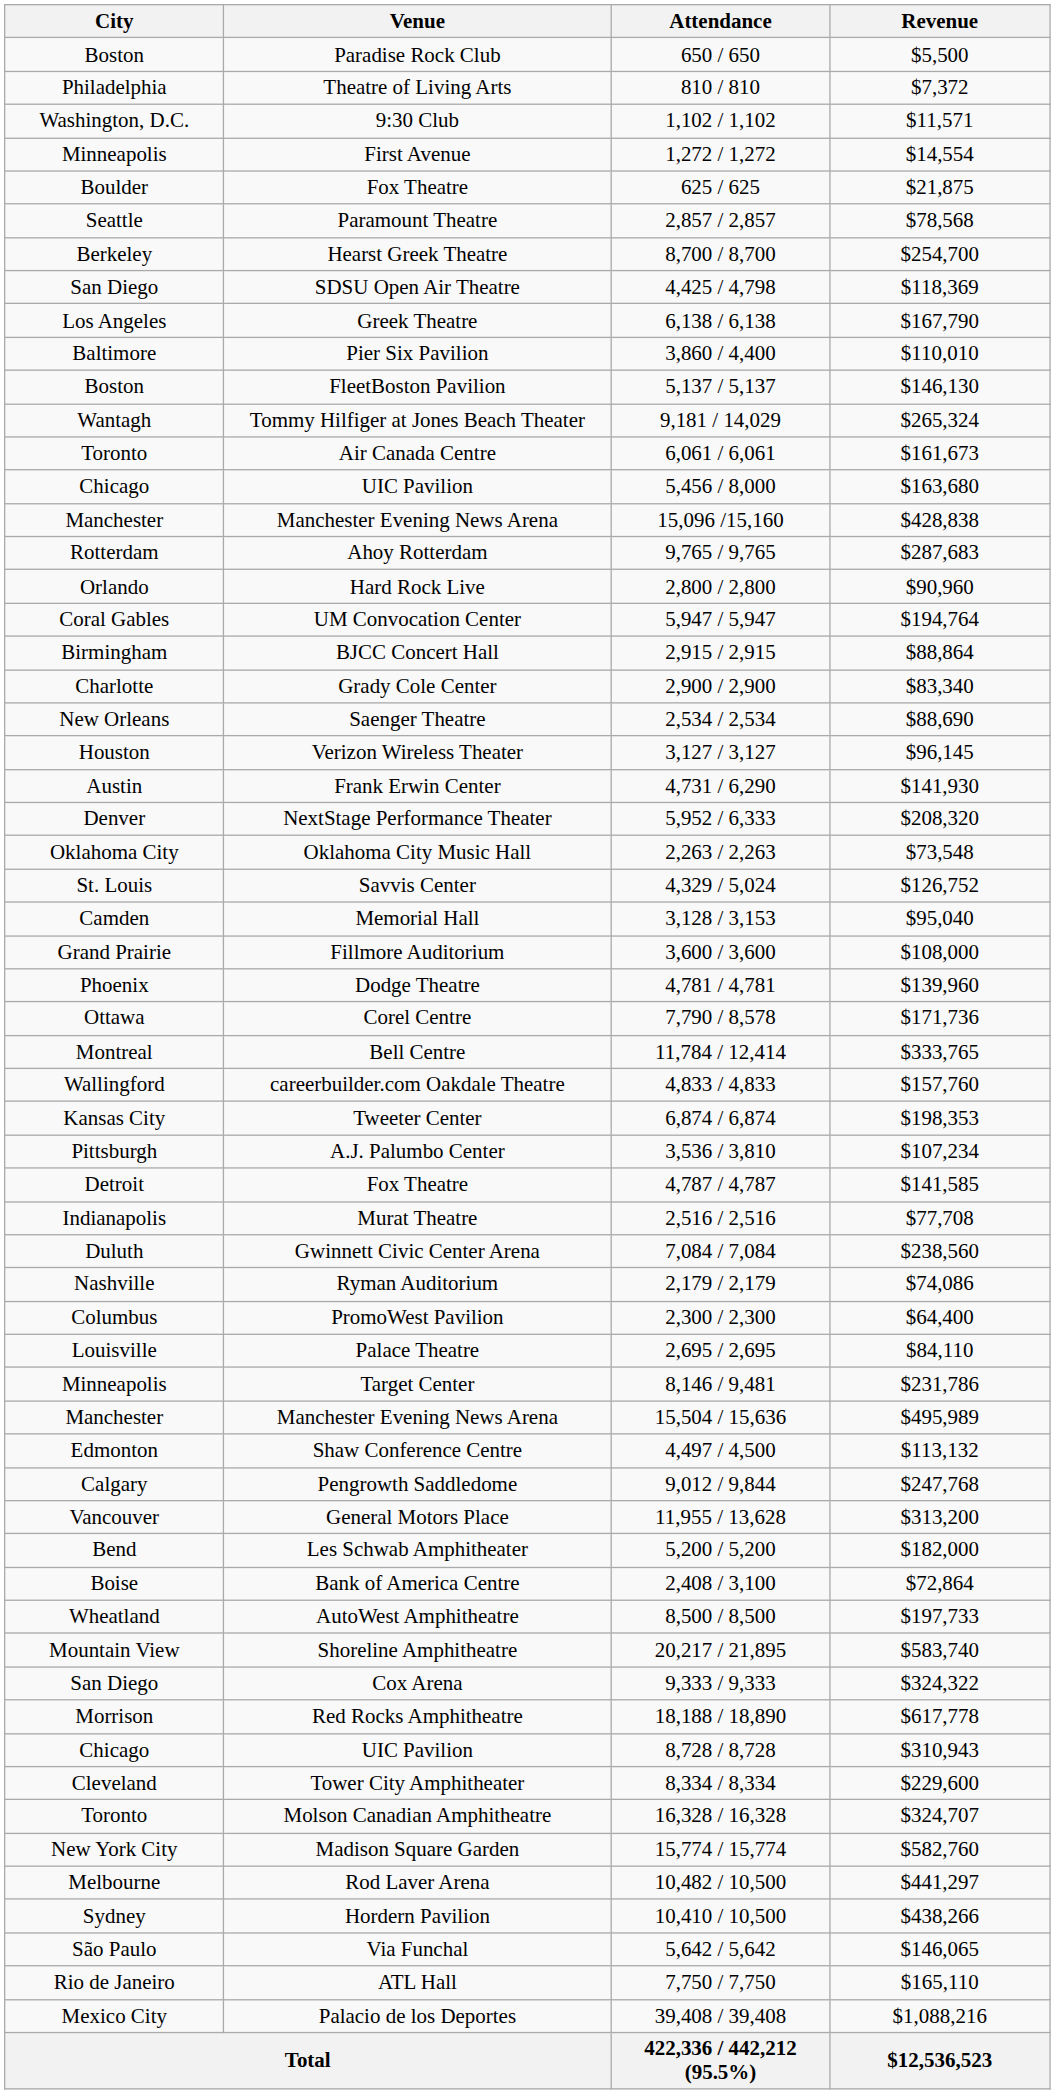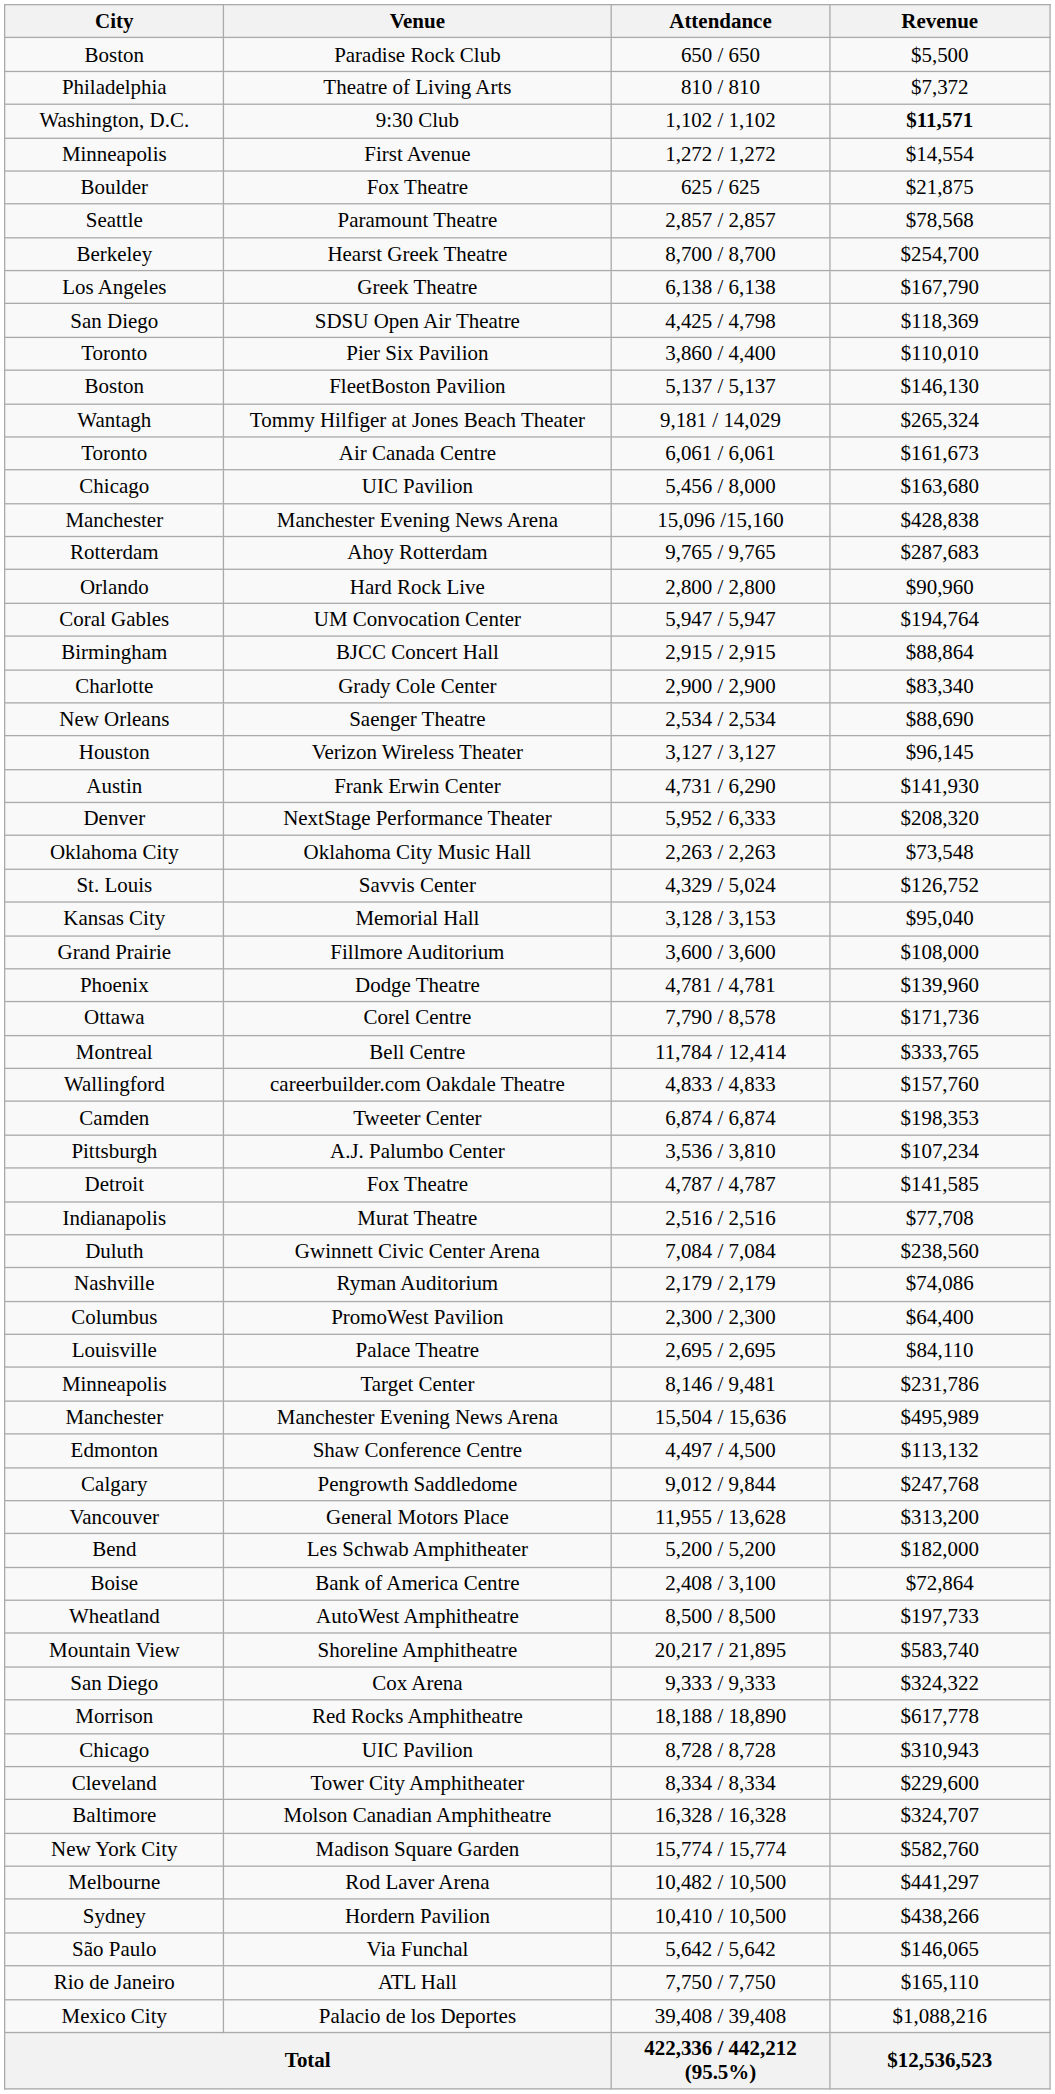(940, 120) normal -> (940, 120) bold
rows swapped: (417, 287) <-> (417, 320)
(114, 353) Baltimore -> (114, 353) Toronto
(114, 918) Camden -> (114, 918) Kansas City
(114, 1118) Kansas City -> (114, 1118) Camden
(114, 1816) Toronto -> (114, 1816) Baltimore
